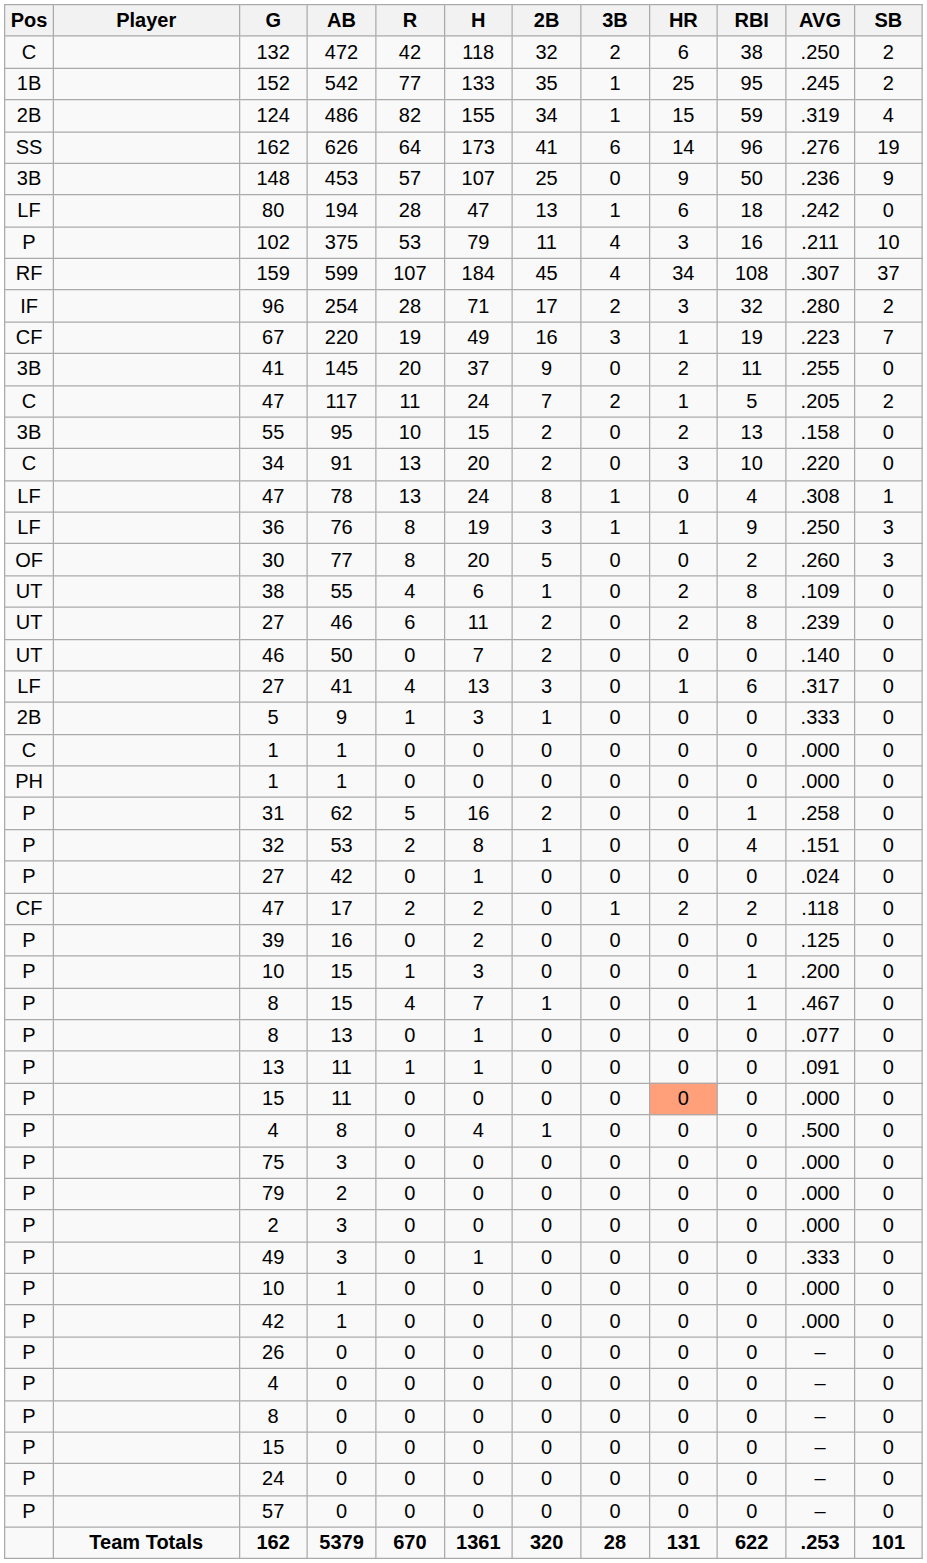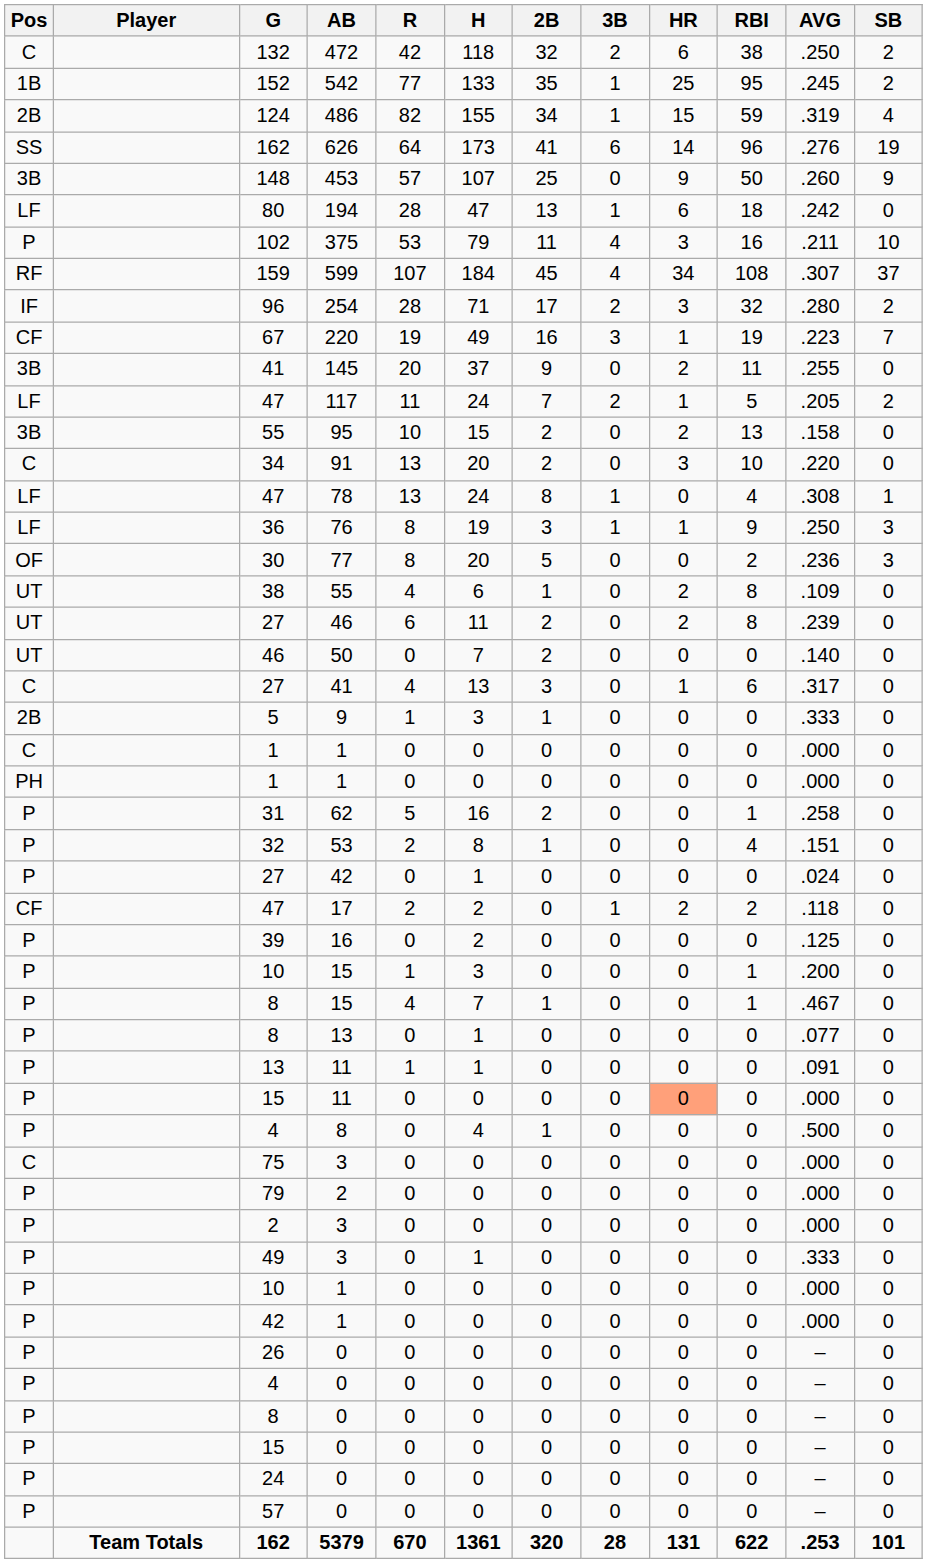(820, 178) .236 -> (820, 178) .260
(29, 400) C -> (29, 400) LF
(820, 559) .260 -> (820, 559) .236
(29, 686) LF -> (29, 686) C
(29, 1162) P -> (29, 1162) C
